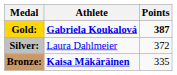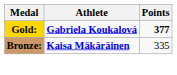(162, 29) 387 -> (162, 29) 377
- row: (24, 45)
